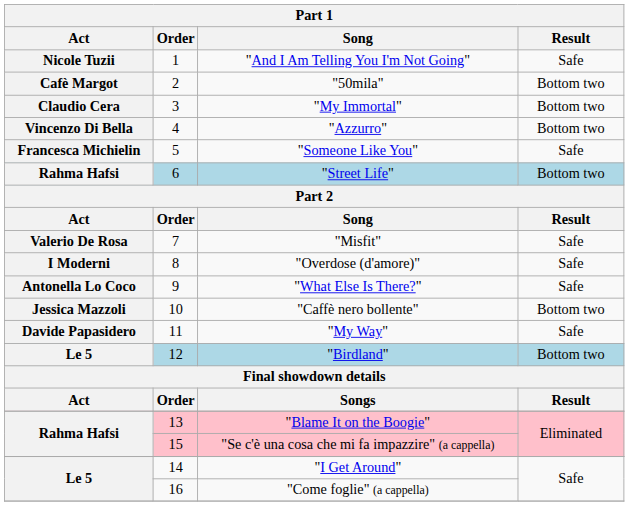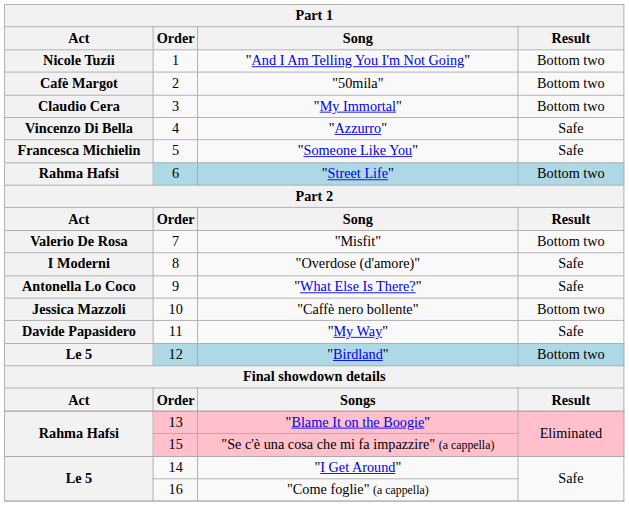(571, 60) Safe -> (571, 60) Bottom two
(571, 128) Bottom two -> (571, 128) Safe
(571, 241) Safe -> (571, 241) Bottom two
